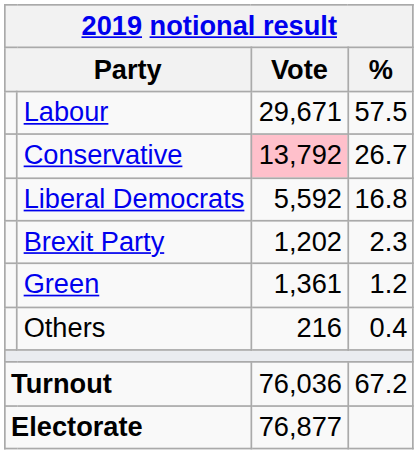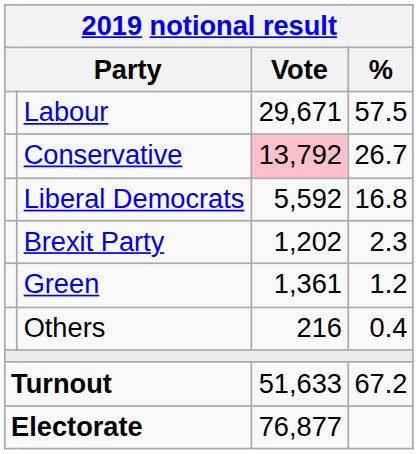(300, 383) 76,036 -> (300, 383) 51,633
